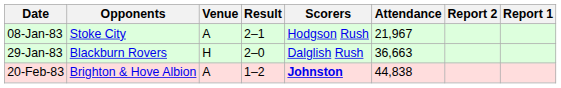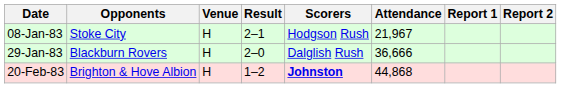columns swapped: (528, 14) <-> (472, 14)
(206, 33) A -> (207, 33) H
(393, 53) 36,663 -> (393, 53) 36,666
(206, 72) A -> (207, 72) H
(393, 72) 44,838 -> (393, 72) 44,868
